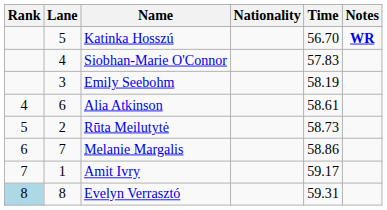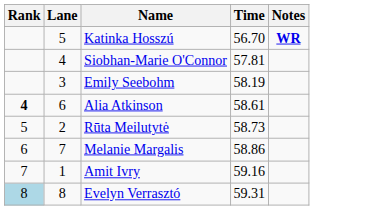- column: (267, 15)
(323, 60) 57.83 -> (249, 60) 57.81
(24, 104) normal -> (24, 104) bold
(323, 171) 59.17 -> (249, 171) 59.16
